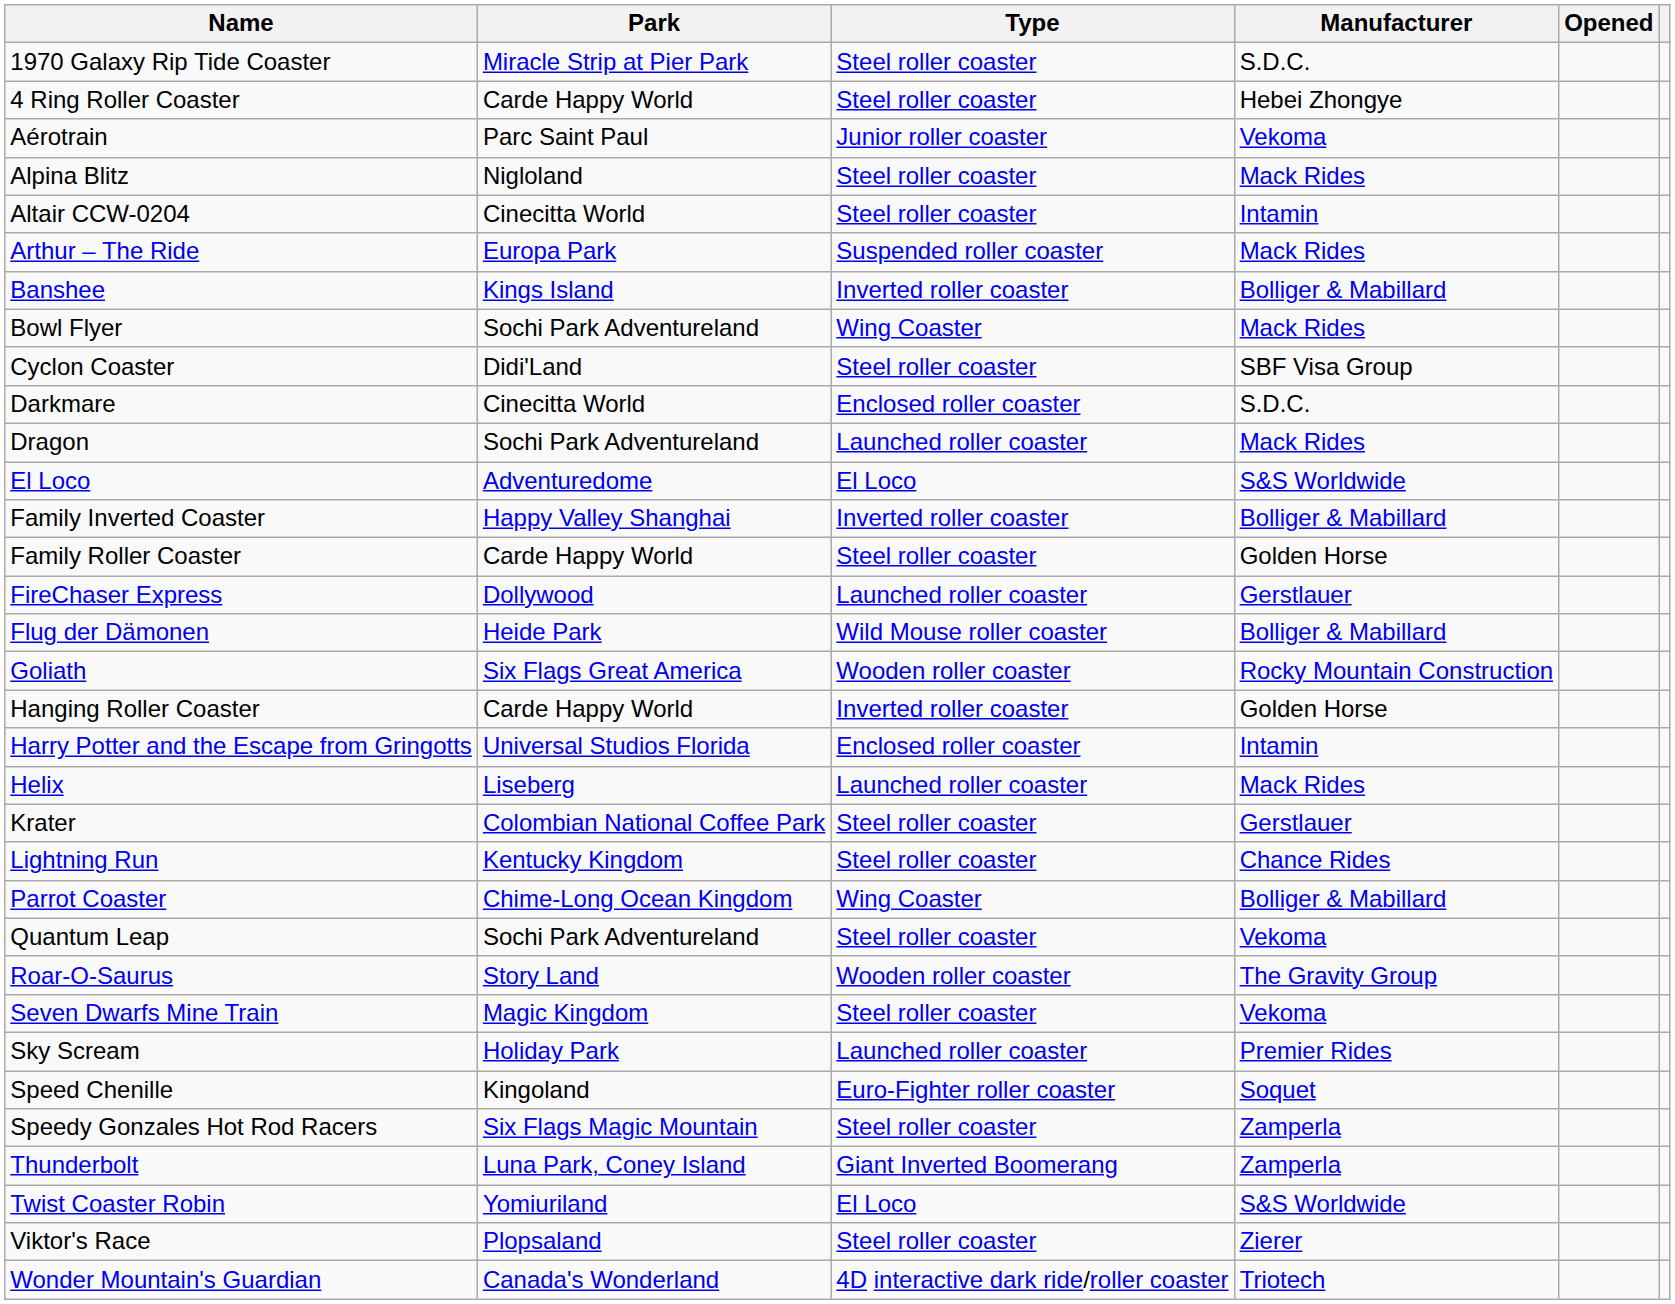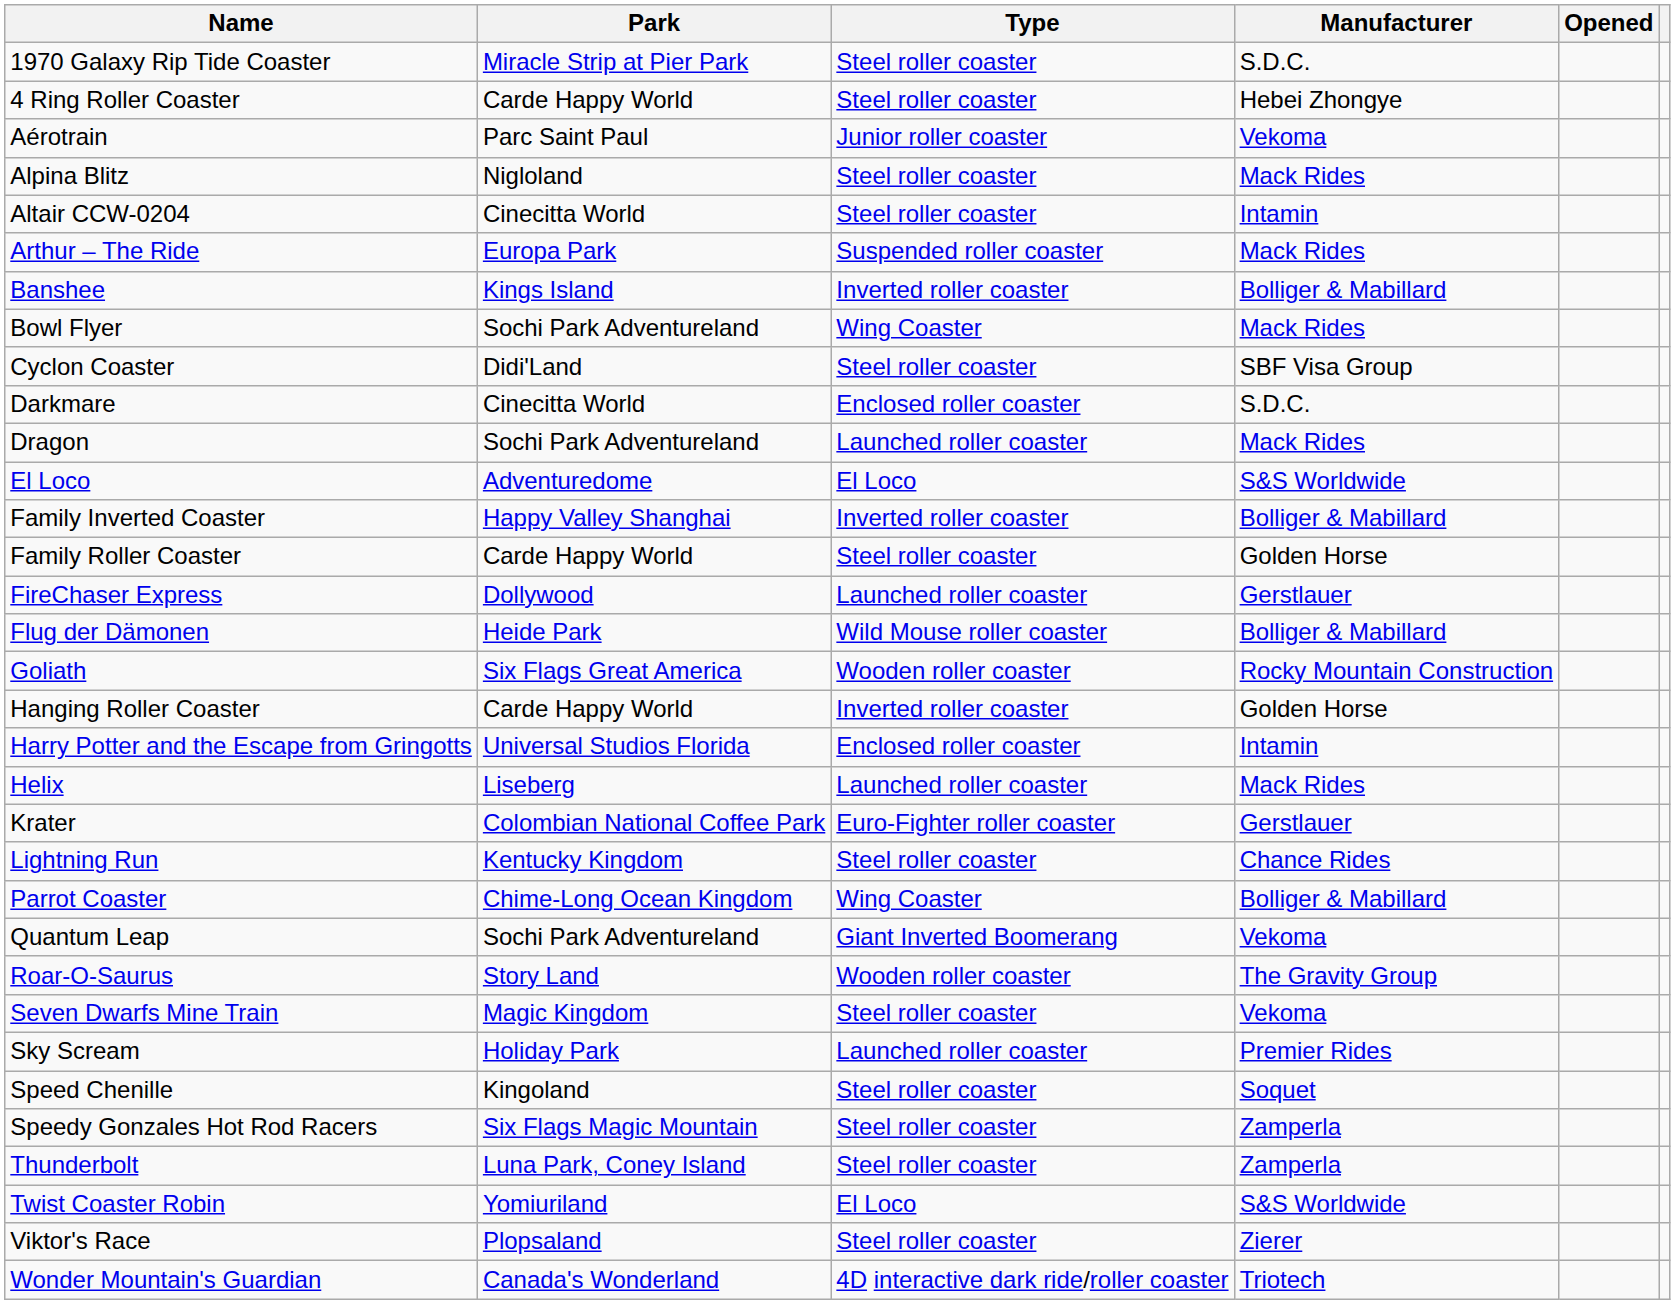(936, 822) Steel roller coaster -> (976, 822) Euro-Fighter roller coaster
(936, 937) Steel roller coaster -> (977, 937) Giant Inverted Boomerang
(976, 1089) Euro-Fighter roller coaster -> (936, 1089) Steel roller coaster
(977, 1165) Giant Inverted Boomerang -> (936, 1165) Steel roller coaster
